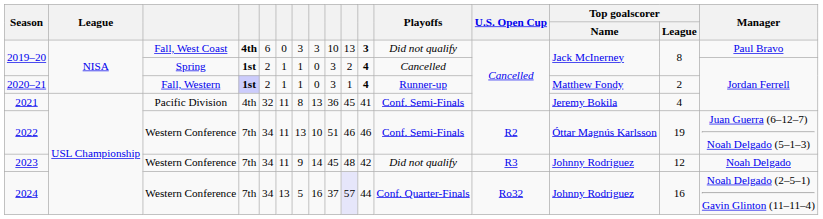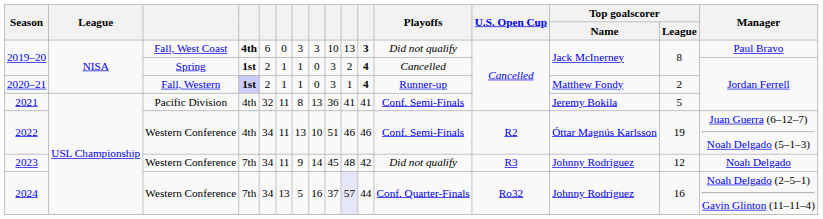(349, 102) 45 -> (349, 102) 41
(679, 102) 4 -> (679, 102) 5
(249, 132) 7th -> (249, 132) 4th
